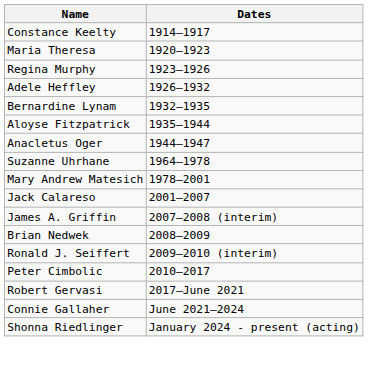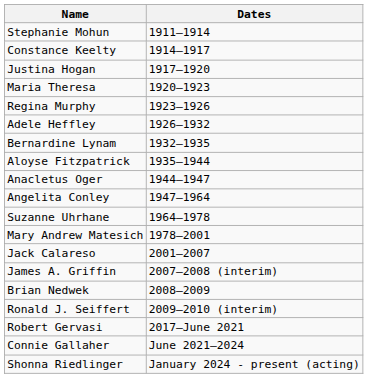+ row: (58, 32)
+ row: (51, 69)
+ row: (58, 198)
- row: (55, 272)
